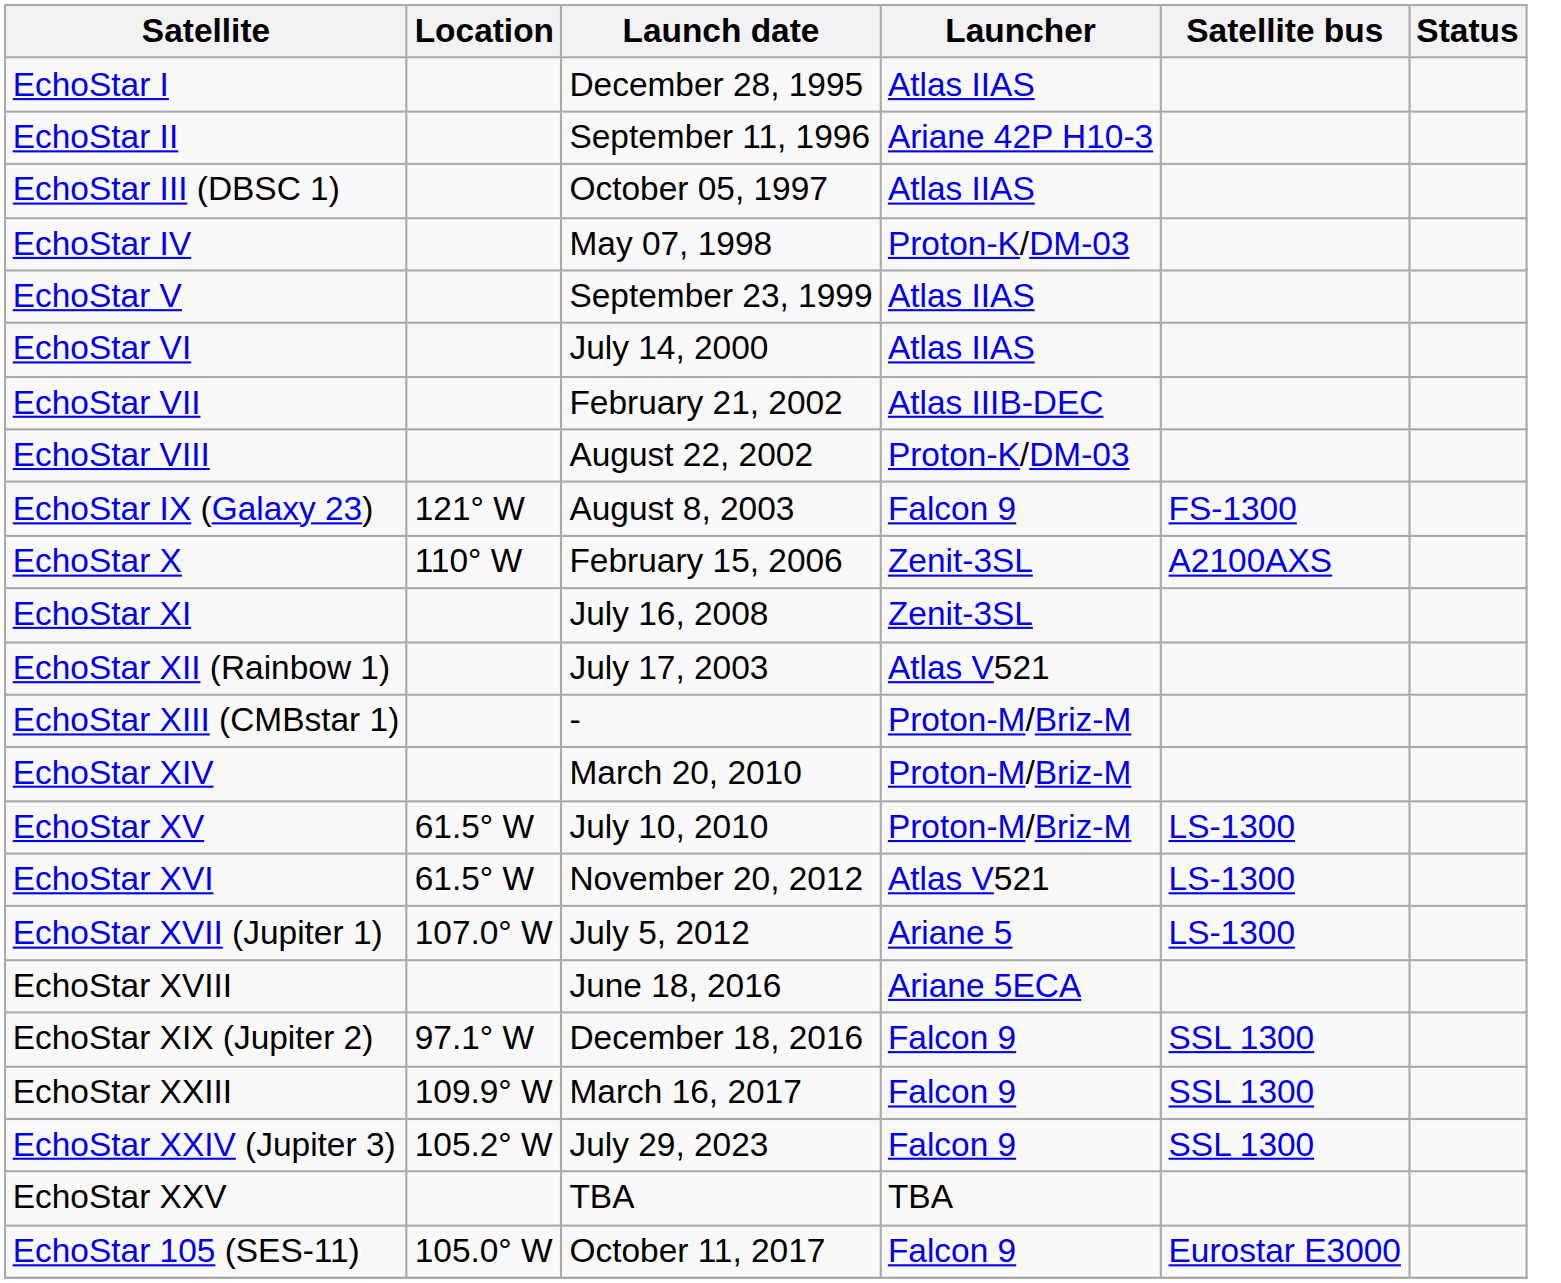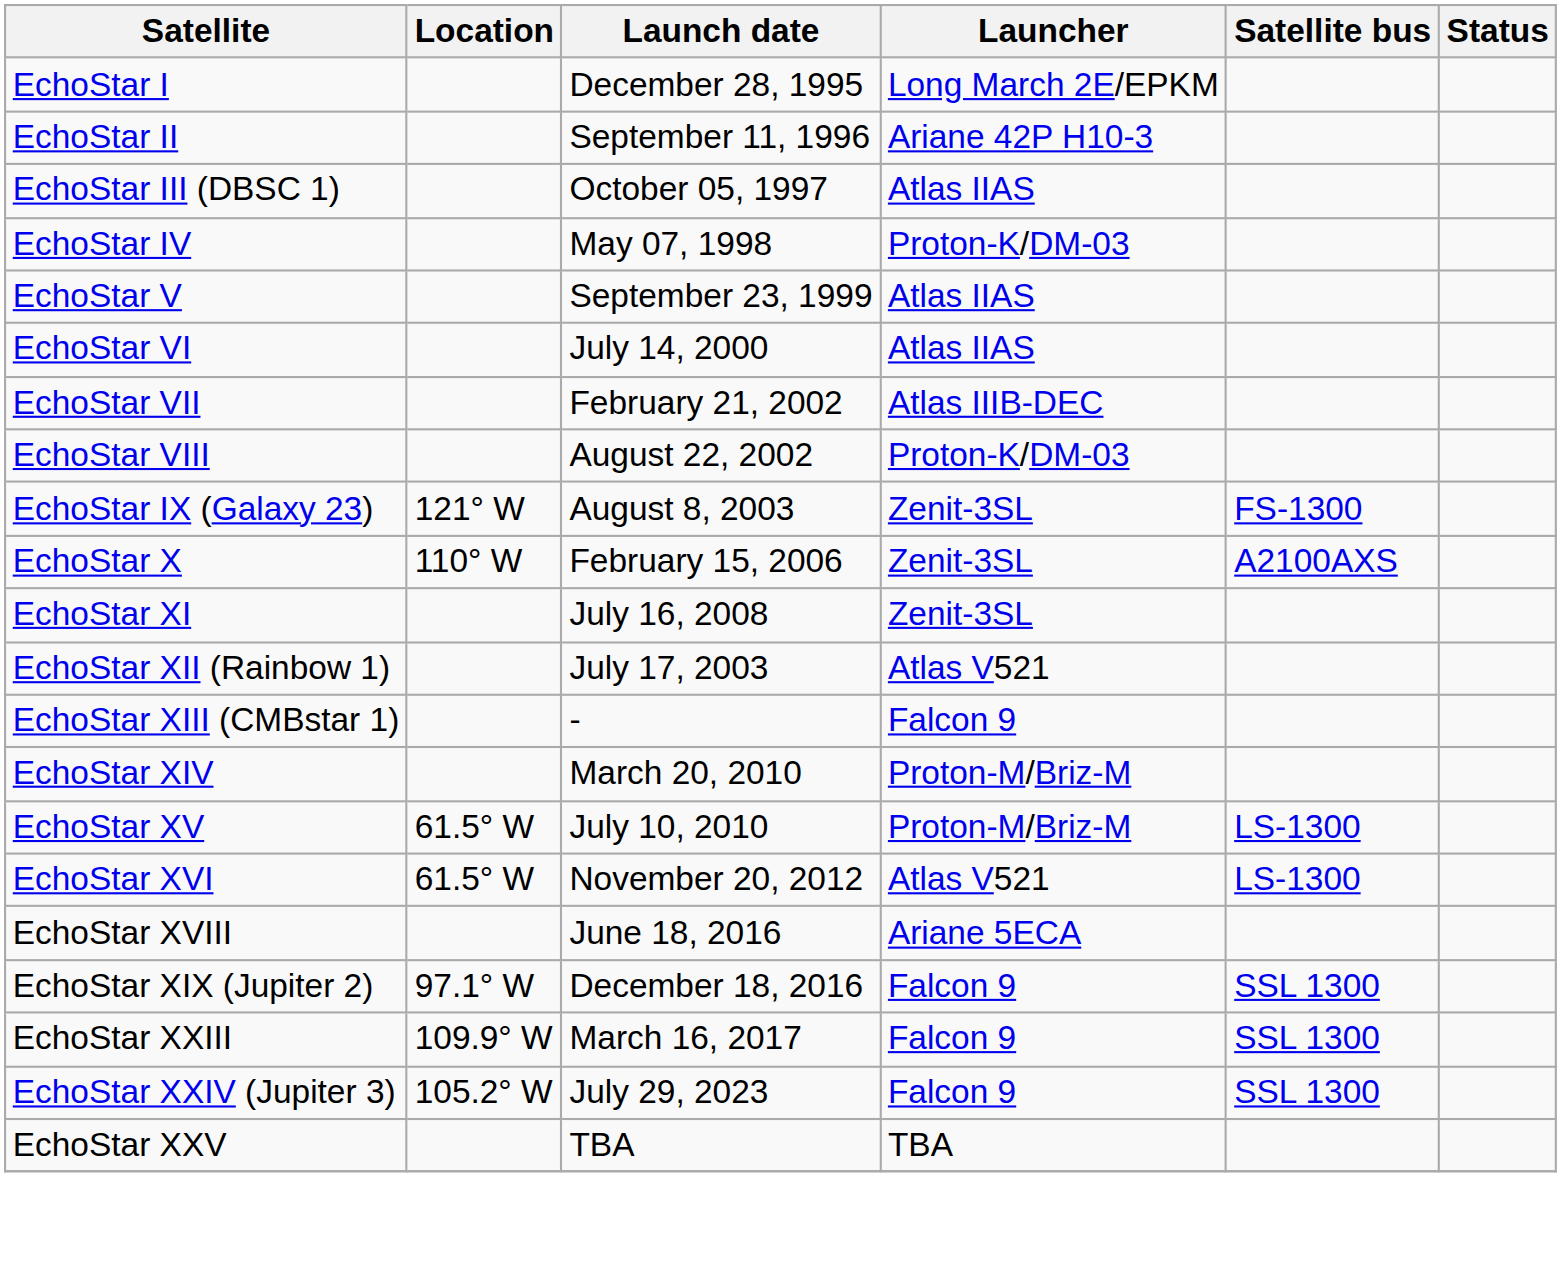(961, 84) Atlas IIAS -> (1053, 84) Long March 2E/EPKM
(952, 508) Falcon 9 -> (960, 508) Zenit-3SL
(1010, 720) Proton-M/Briz-M -> (952, 720) Falcon 9
- row: (198, 932)
- row: (186, 1250)
